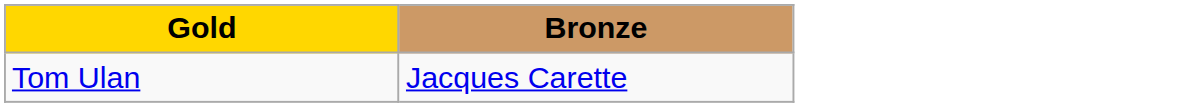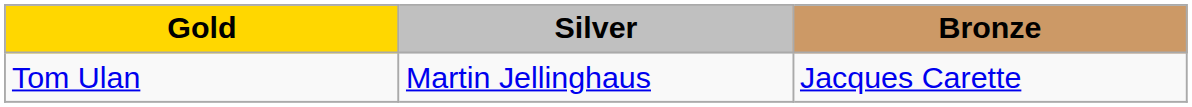+ column: (596, 28)
